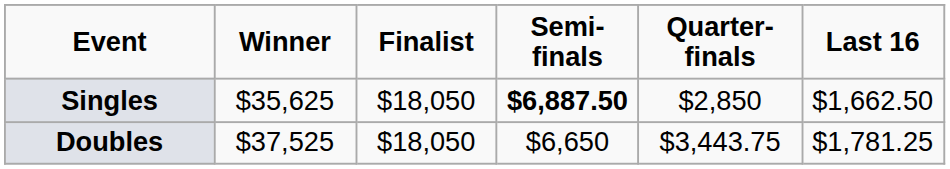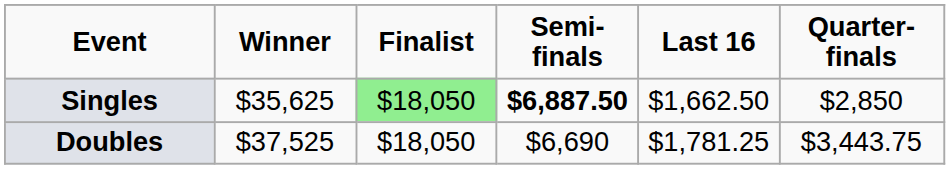columns swapped: (720, 42) <-> (873, 42)
(426, 100) no background -> (426, 100) lightgreen background
(567, 143) $6,650 -> (567, 143) $6,690
